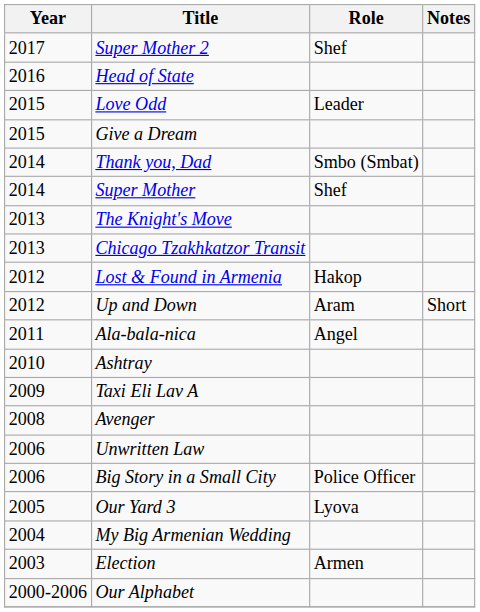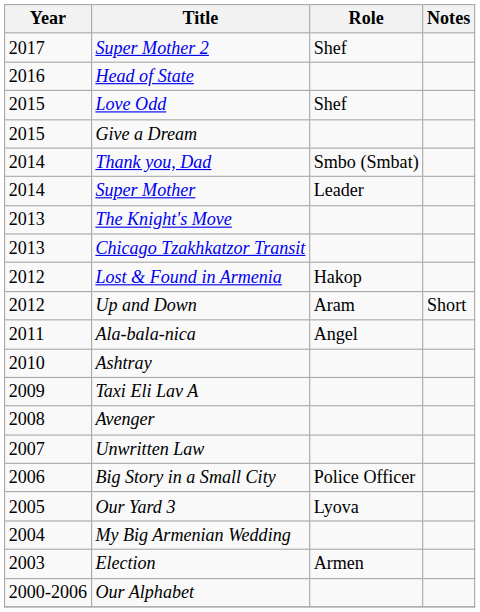(339, 104) Leader -> (330, 104) Shef
(330, 190) Shef -> (339, 190) Leader
(27, 448) 2006 -> (27, 448) 2007
